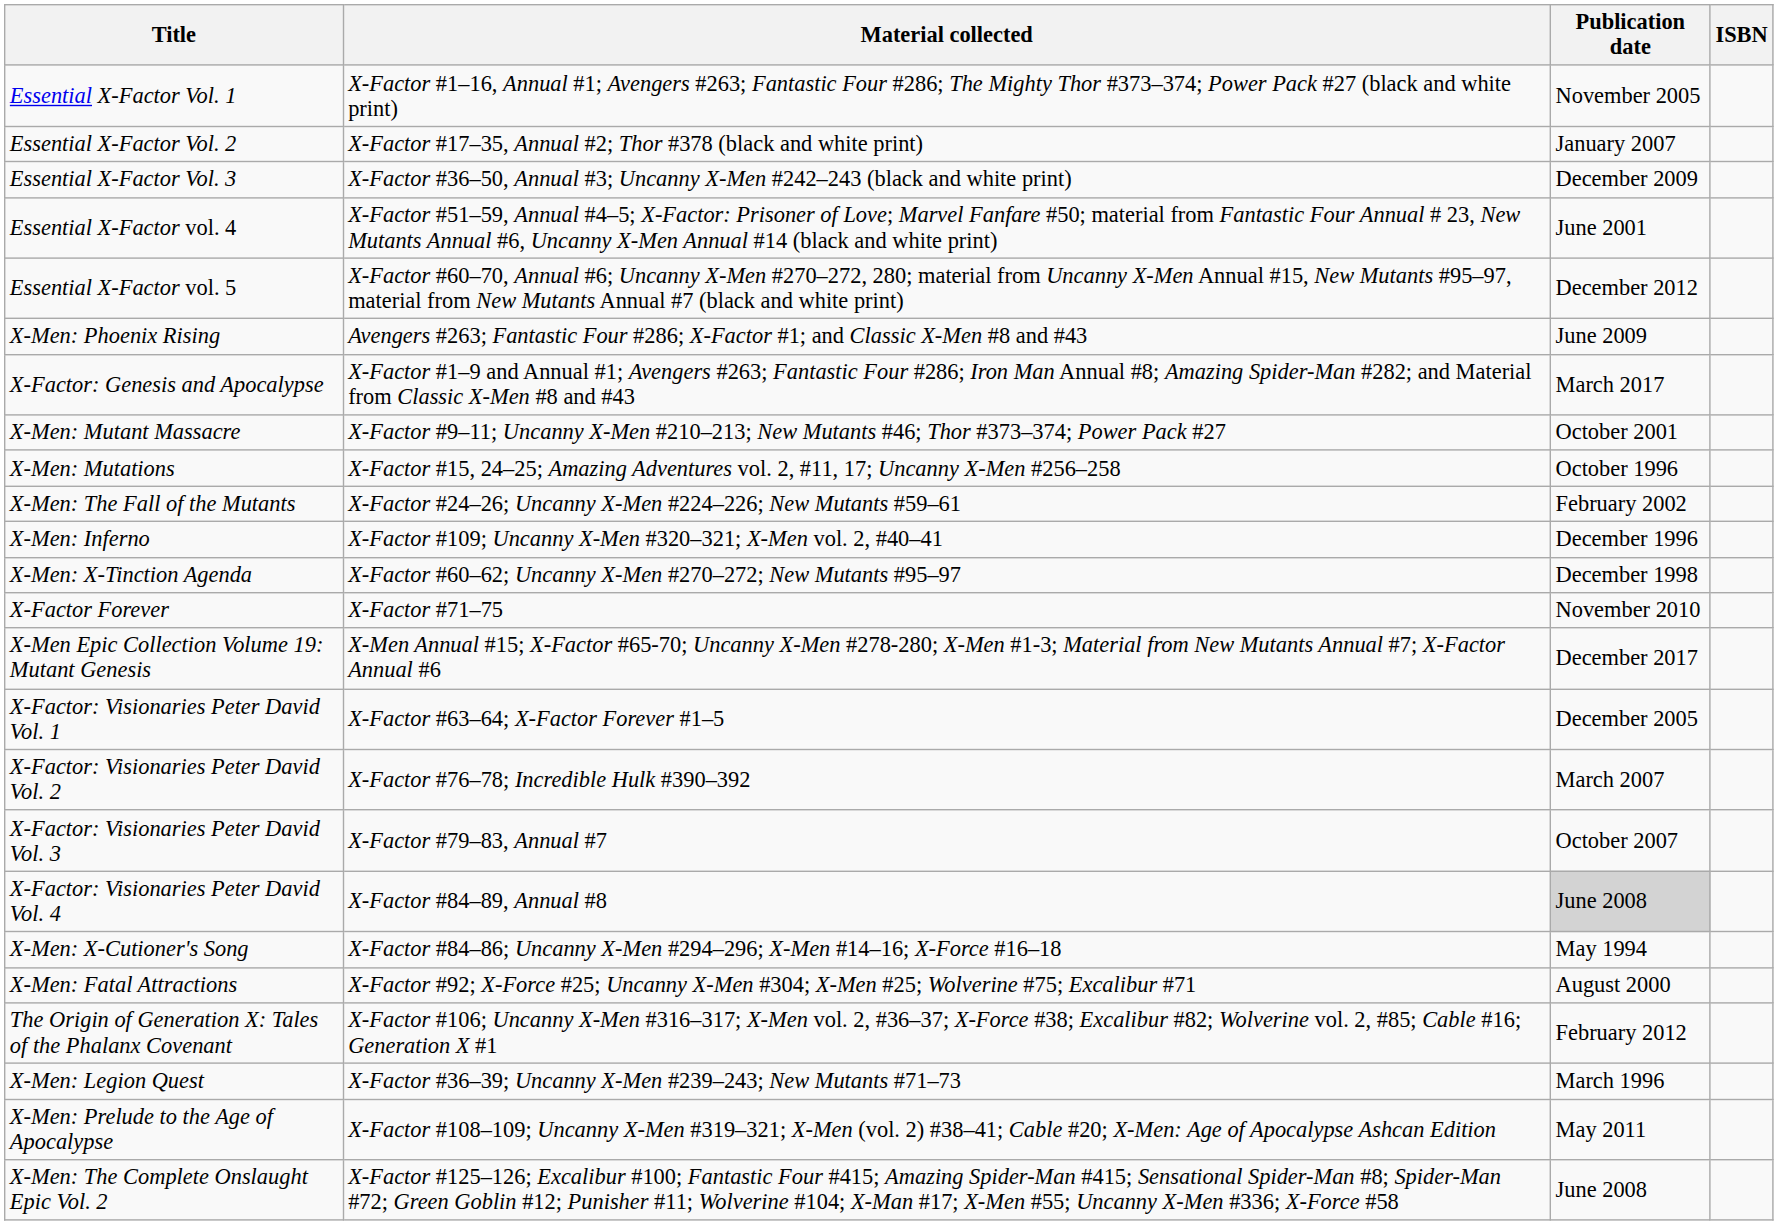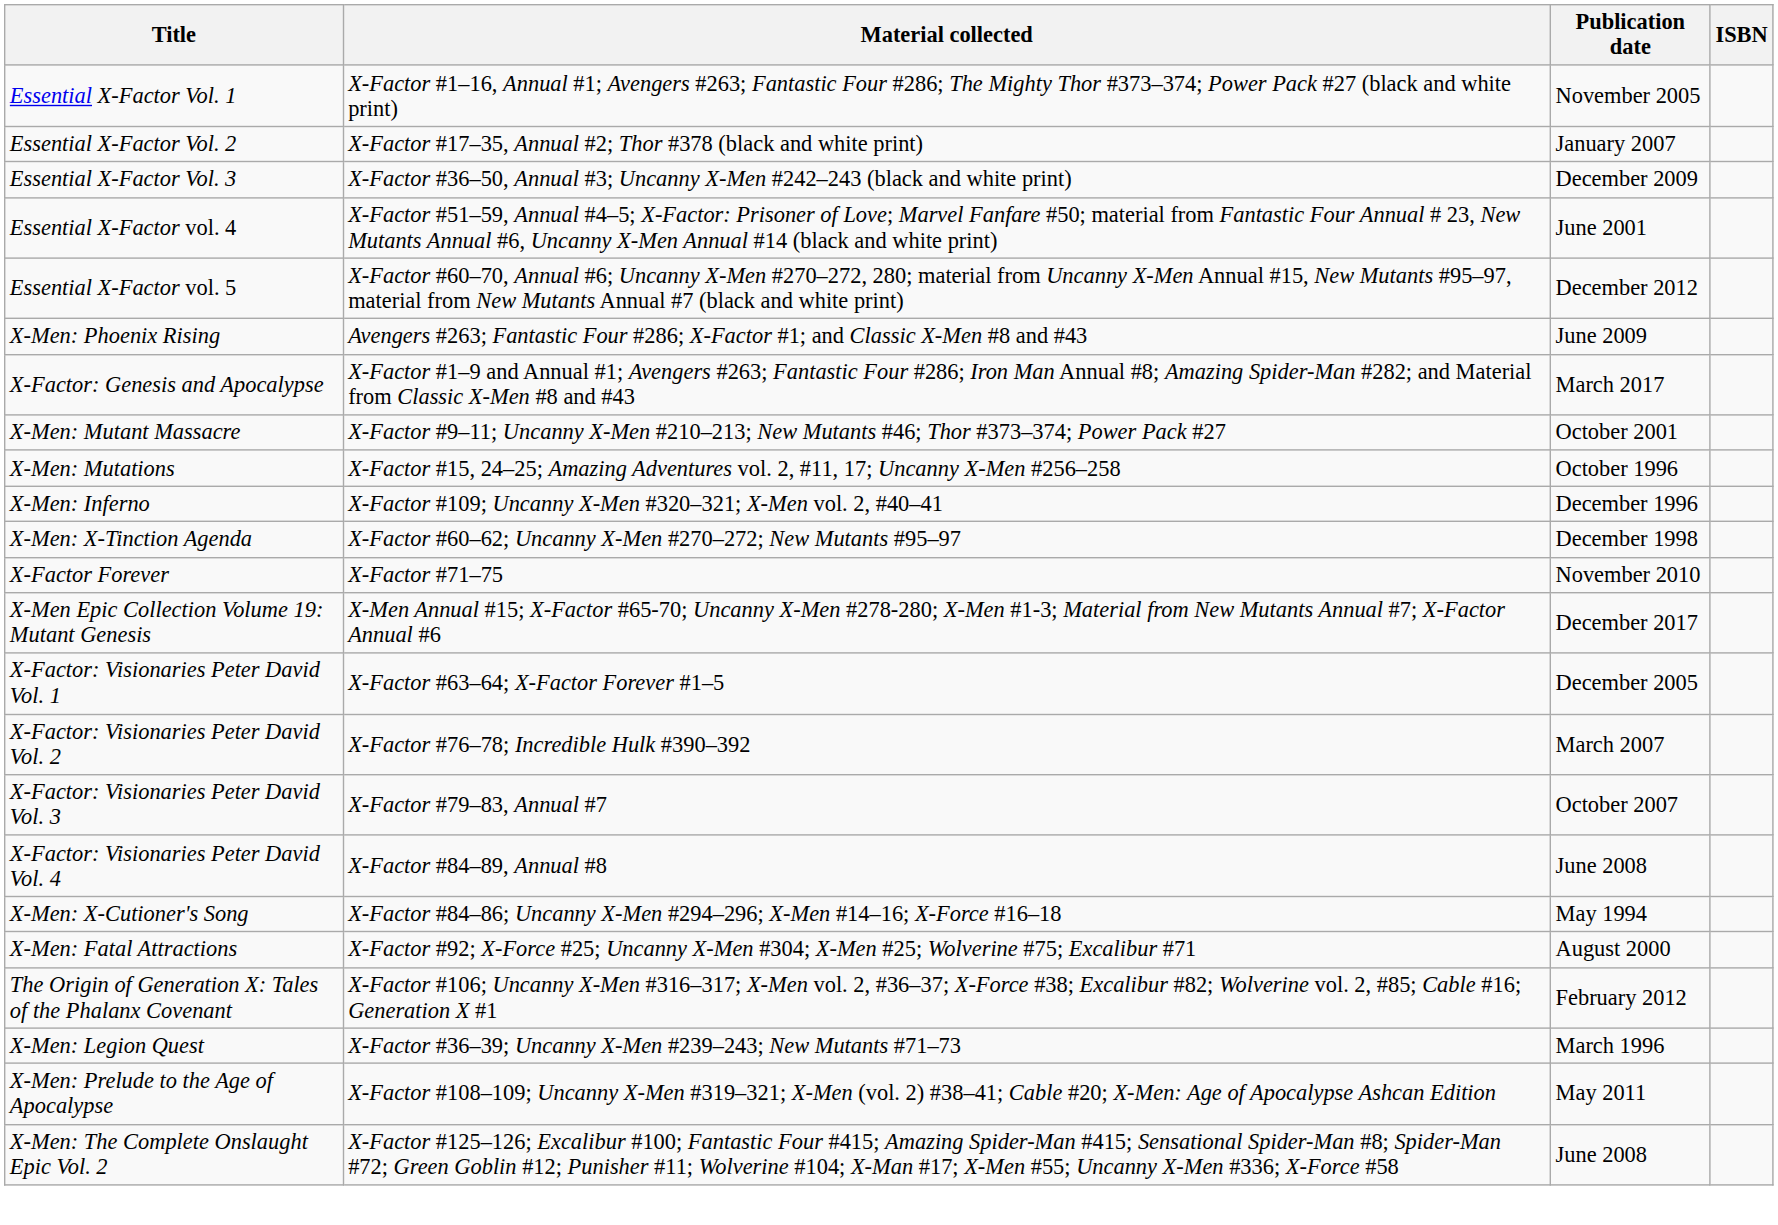- row: (153, 503)
(1601, 901) lightgrey background -> (1601, 865) no background
